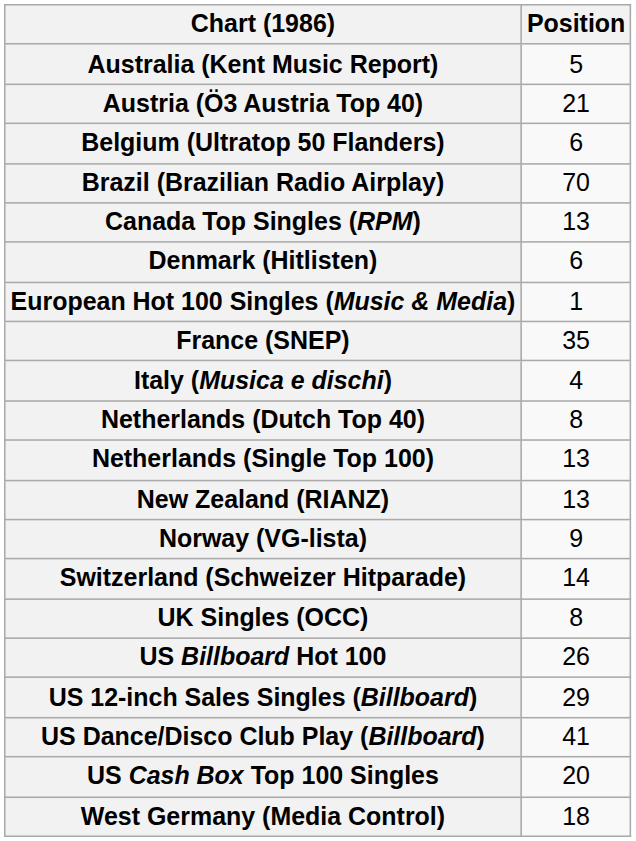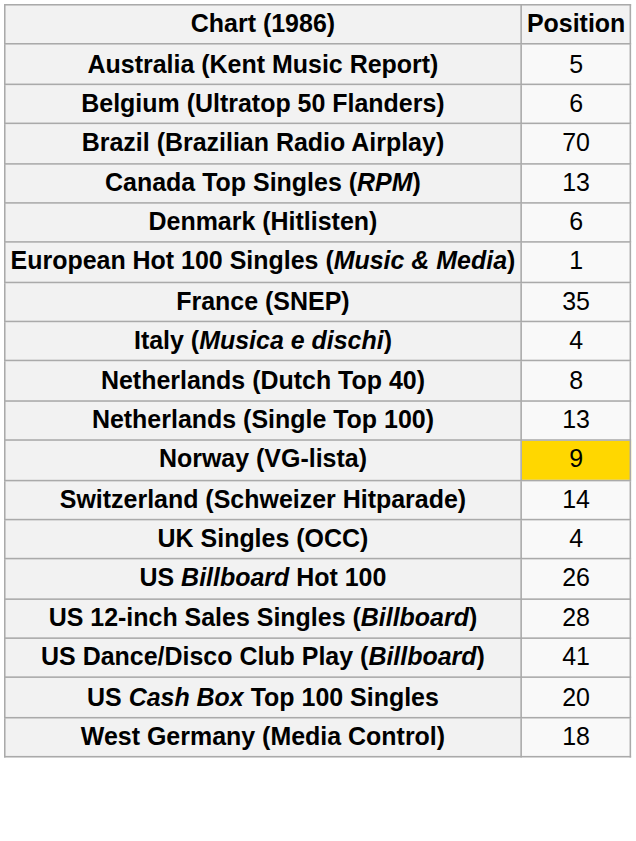- row: (263, 103)
- row: (263, 499)
(576, 538) no background -> (576, 459) gold background
(576, 618) 8 -> (576, 538) 4
(576, 697) 29 -> (576, 618) 28
